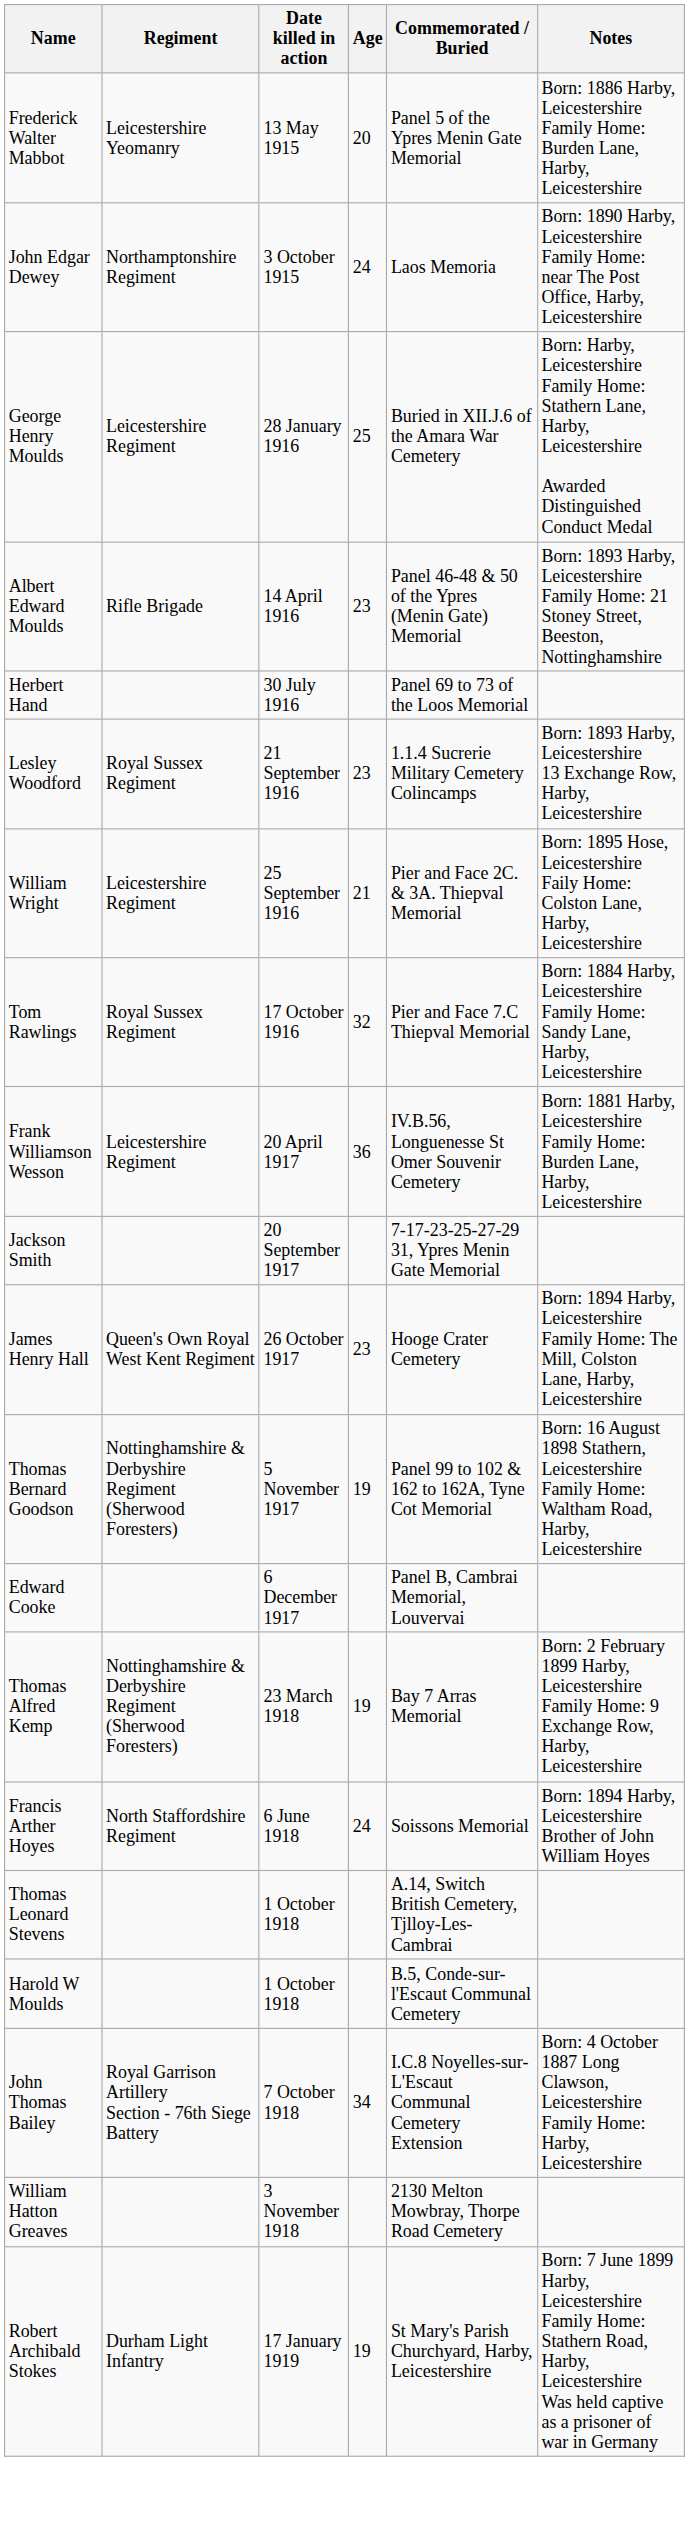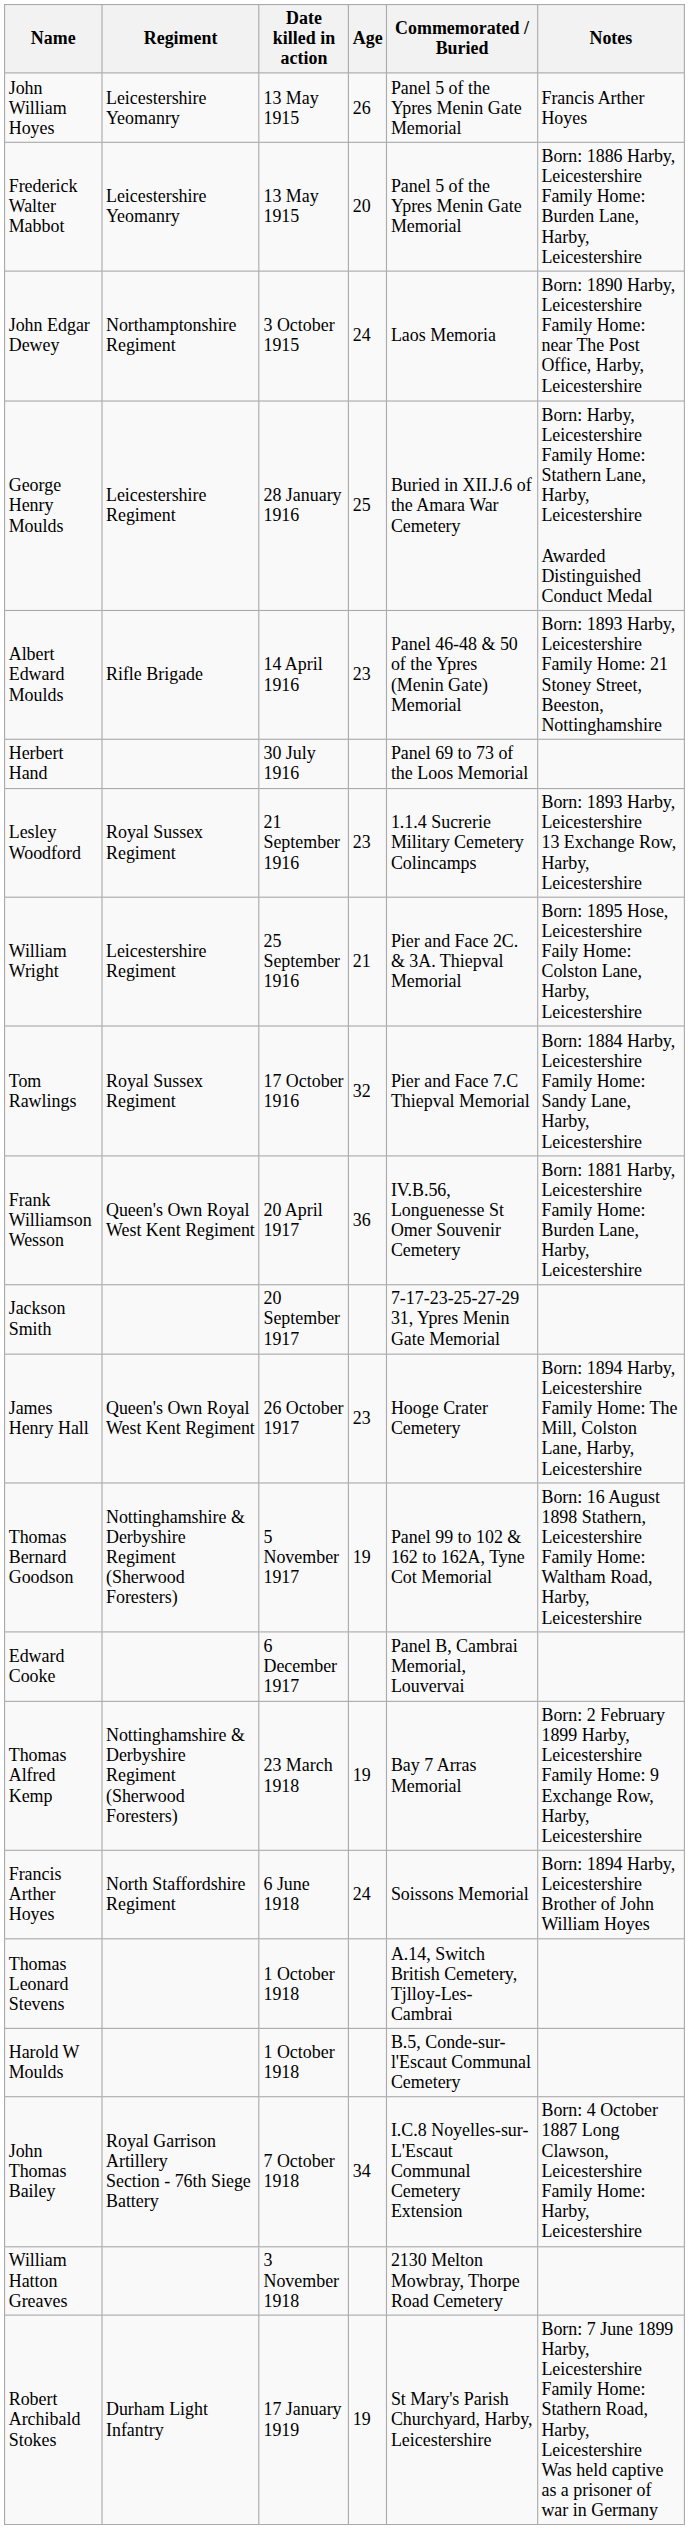+ row: (38, 107)
(156, 1151) Leicestershire Regiment -> (180, 1220) Queen's Own Royal West Kent Regiment
